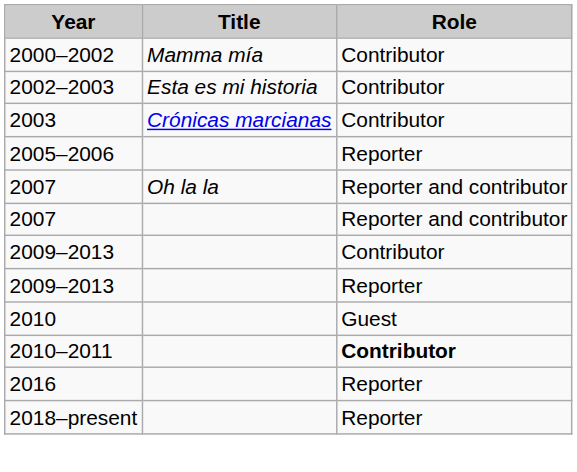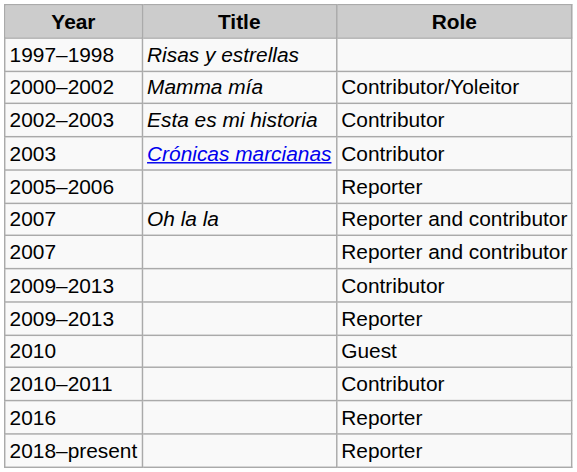+ row: (62, 55)
(393, 55) Contributor -> (430, 88) Contributor/Yoleitor
(399, 351) bold -> (393, 384) normal
